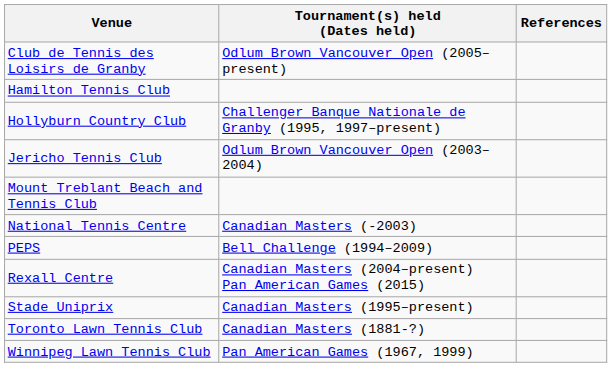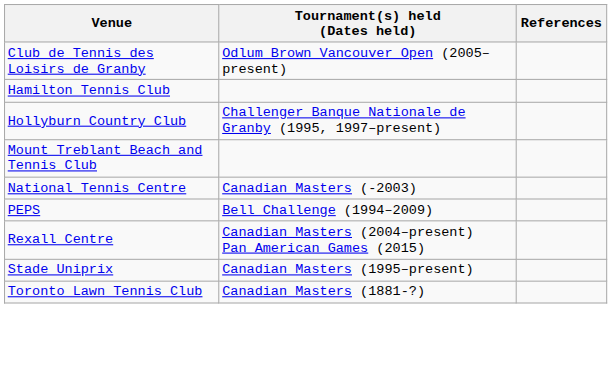- row: (85, 158)
- row: (109, 352)
